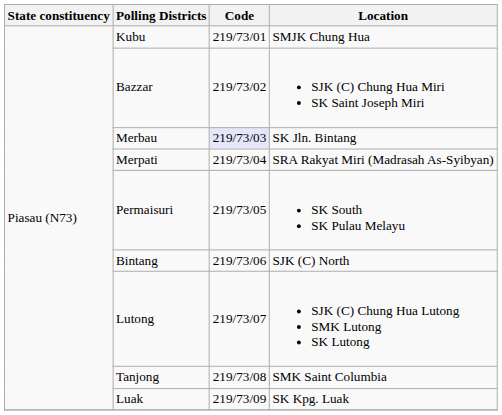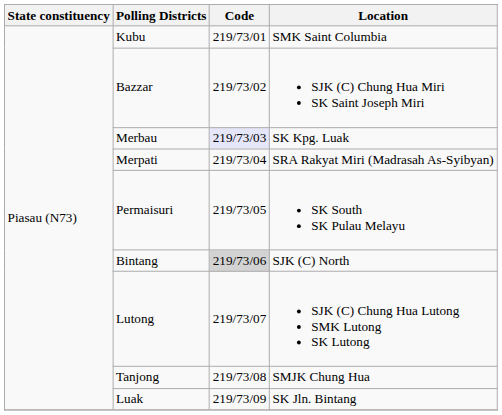(321, 36) SMJK Chung Hua -> (330, 36) SMK Saint Columbia
(314, 137) SK Jln. Bintang -> (311, 137) SK Kpg. Luak
(239, 260) no background -> (239, 260) lightgrey background
(330, 376) SMK Saint Columbia -> (321, 376) SMJK Chung Hua
(311, 398) SK Kpg. Luak -> (314, 398) SK Jln. Bintang
